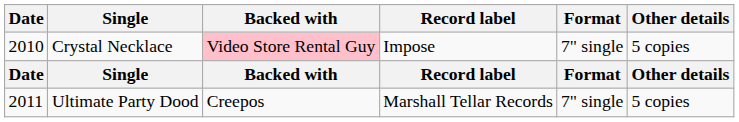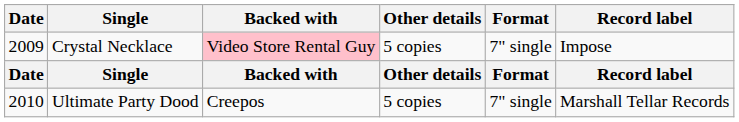columns swapped: (468, 18) <-> (680, 18)
(26, 46) 2010 -> (26, 46) 2009
(26, 102) 2011 -> (26, 102) 2010
